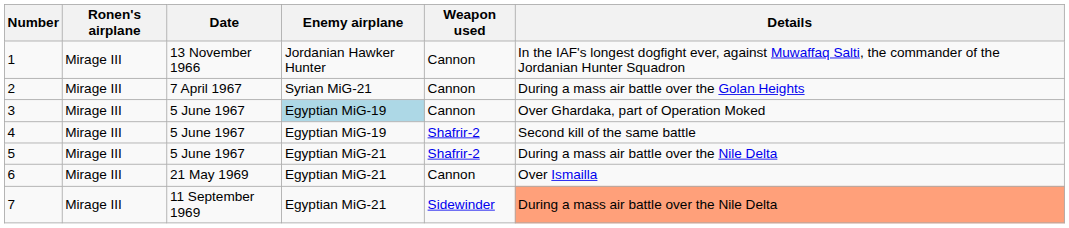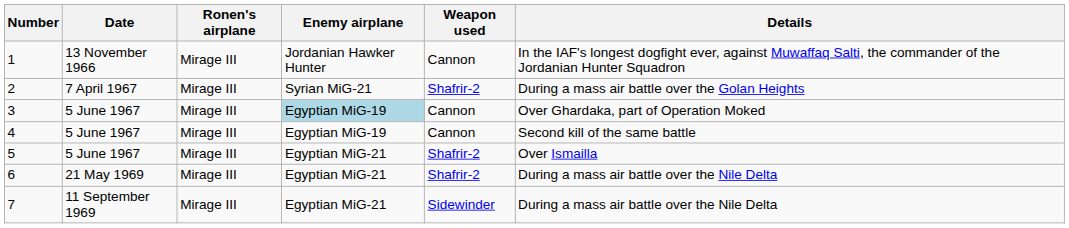columns swapped: (224, 22) <-> (114, 22)
(451, 89) Cannon -> (454, 89) Shafrir-2
(454, 132) Shafrir-2 -> (451, 132) Cannon
(648, 153) During a mass air battle over the Nile Delta -> (558, 153) Over Ismailla
(451, 175) Cannon -> (454, 175) Shafrir-2
(558, 175) Over Ismailla -> (648, 175) During a mass air battle over the Nile Delta
(648, 204) lightsalmon background -> (648, 204) no background
